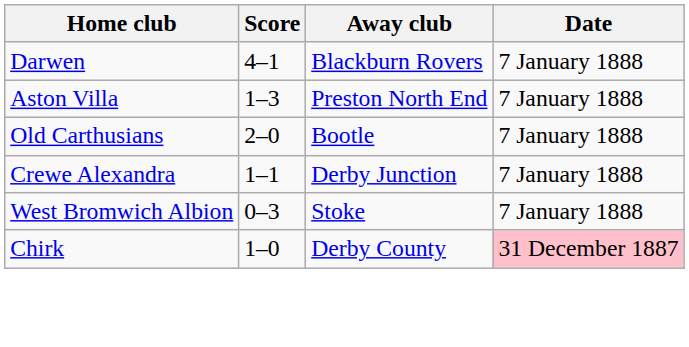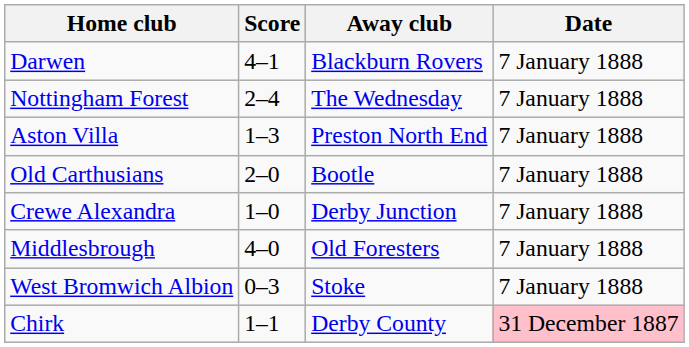+ row: (99, 98)
(262, 173) 1–1 -> (262, 211) 1–0
+ row: (83, 248)
(262, 248) 1–0 -> (262, 323) 1–1
